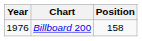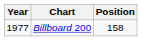(18, 28) 1976 -> (18, 28) 1977
